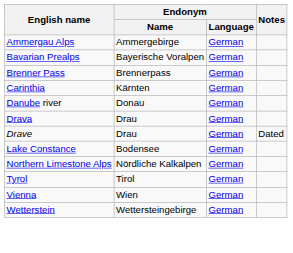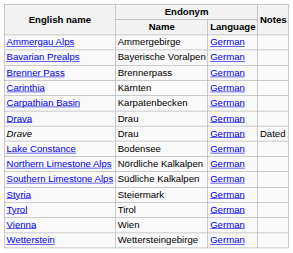+ row: (43, 103)
- row: (34, 103)
+ row: (60, 179)
+ row: (19, 194)
